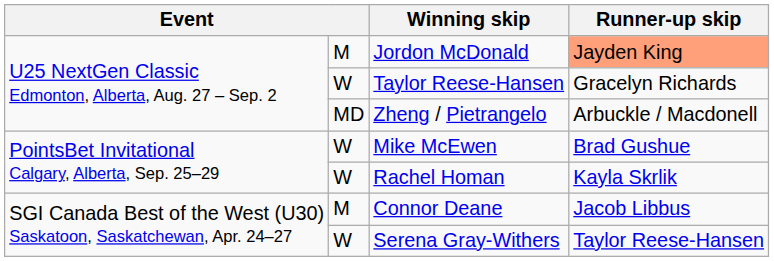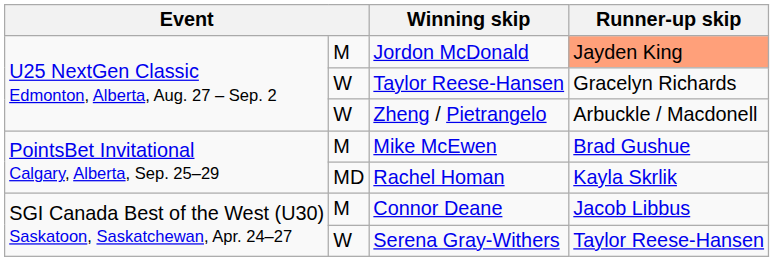(349, 114) MD -> (343, 114) W
(343, 146) W -> (342, 146) M
(343, 177) W -> (349, 177) MD
